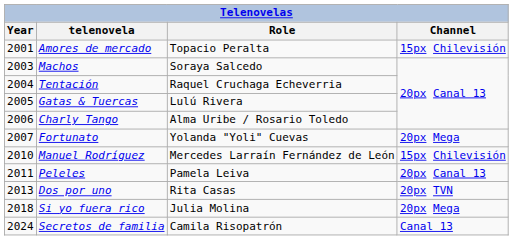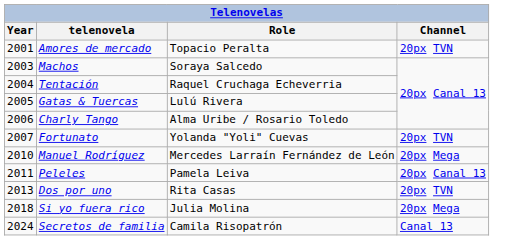(453, 49) 15px Chilevisión -> (426, 49) 20px TVN
(430, 138) 20px Mega -> (426, 138) 20px TVN
(453, 156) 15px Chilevisión -> (430, 156) 20px Mega
